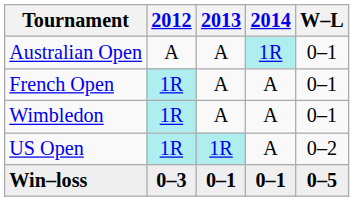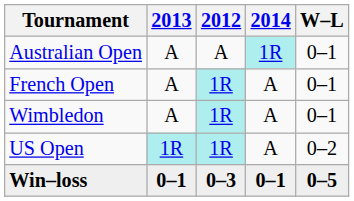columns swapped: (171, 20) <-> (221, 20)
